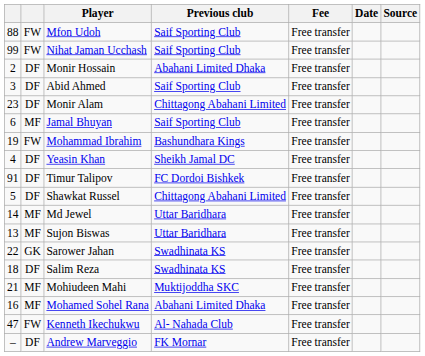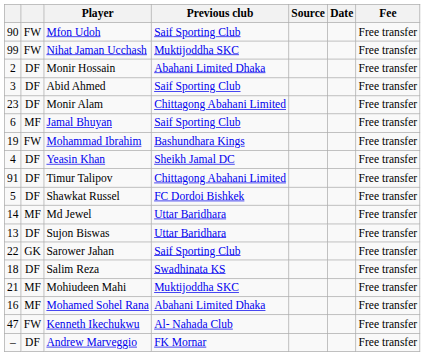columns swapped: (321, 13) <-> (400, 13)
(13, 31) 88 -> (13, 31) 90
(197, 50) Saif Sporting Club -> (197, 50) Muktijoddha SKC
(199, 178) FC Dordoi Bishkek -> (220, 178) Chittagong Abahani Limited
(220, 196) Chittagong Abahani Limited -> (199, 196) FC Dordoi Bishkek
(32, 232) MF -> (32, 232) DF
(190, 251) Swadhinata KS -> (197, 251) Saif Sporting Club
